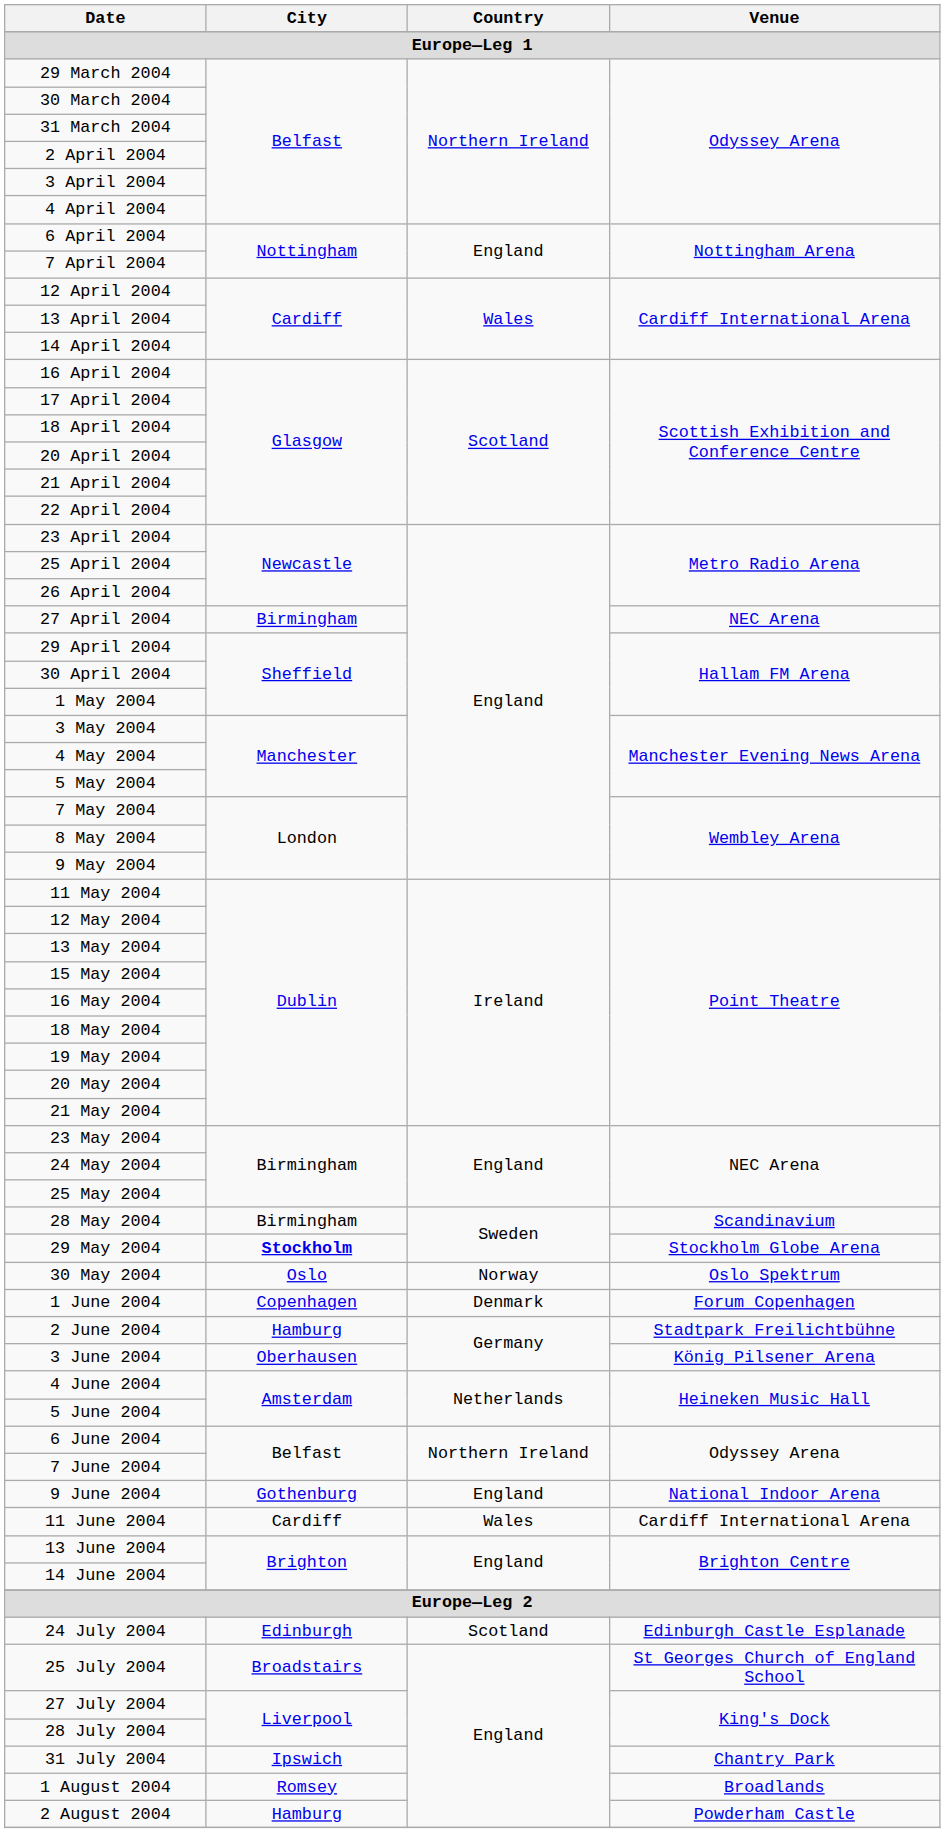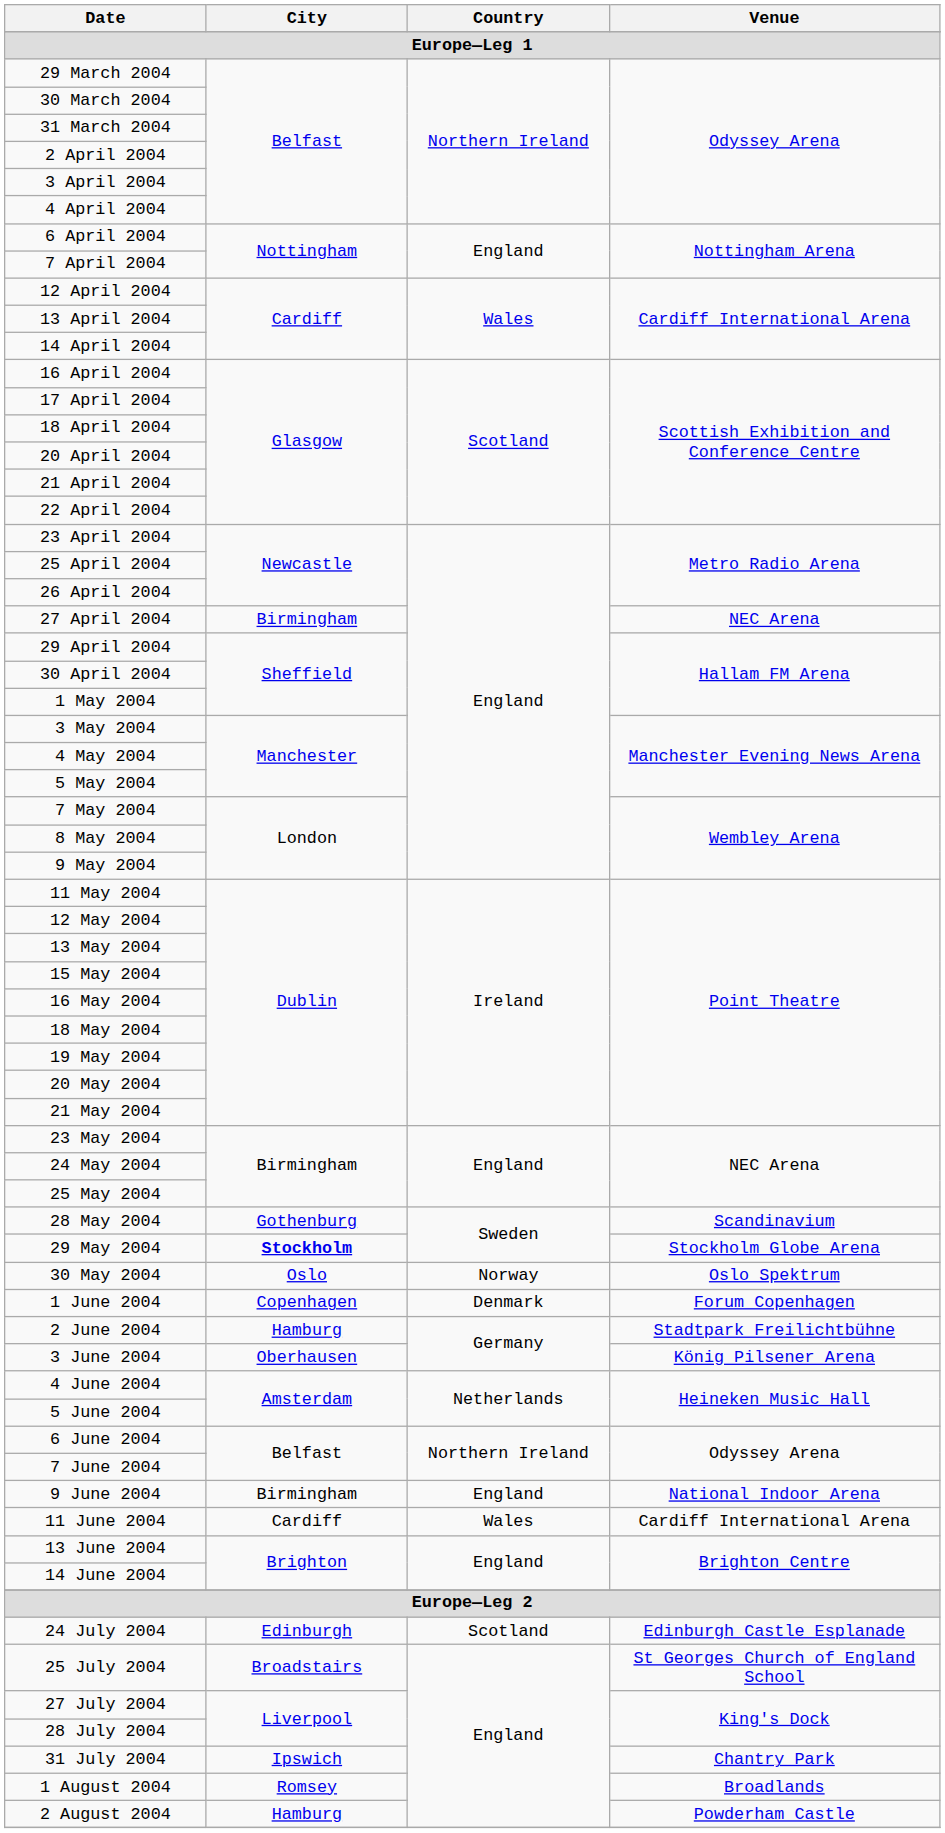(307, 1221) Birmingham -> (307, 1221) Gothenburg
(307, 1494) Gothenburg -> (307, 1494) Birmingham
